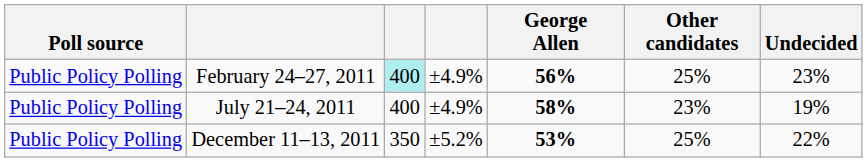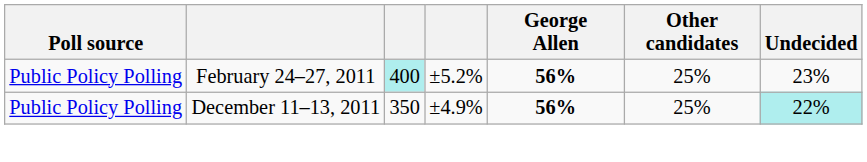(456, 75) ±4.9% -> (456, 75) ±5.2%
- row: (286, 107)
(456, 140) ±5.2% -> (456, 107) ±4.9%
(556, 140) 53% -> (556, 107) 56%
(811, 140) no background -> (811, 107) paleturquoise background
